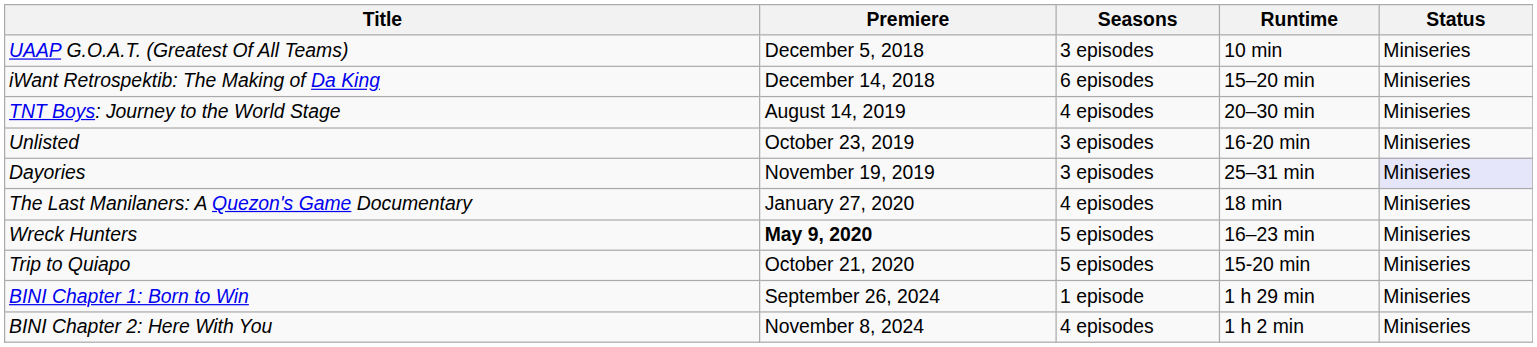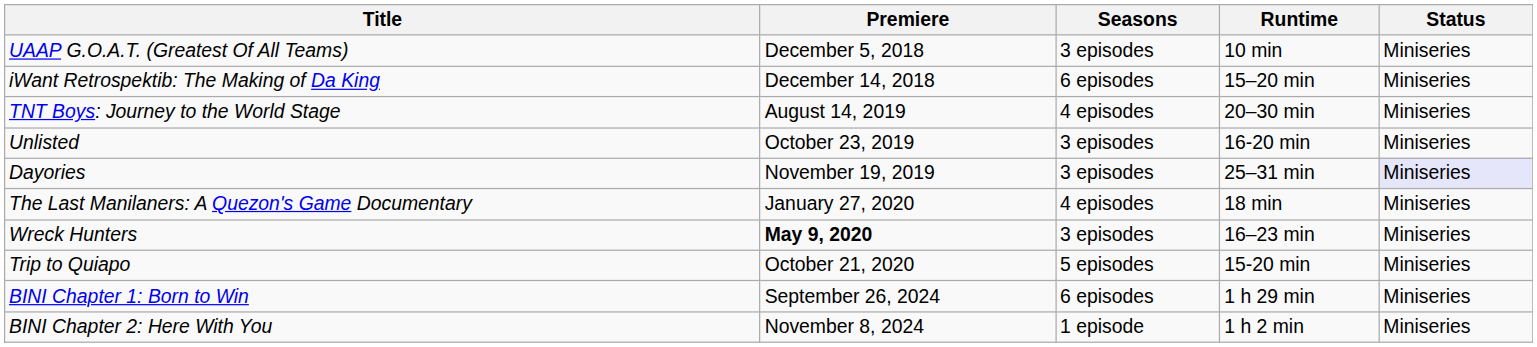(1107, 234) 5 episodes -> (1107, 234) 3 episodes
(1102, 296) 1 episode -> (1107, 296) 6 episodes
(1107, 326) 4 episodes -> (1102, 326) 1 episode
